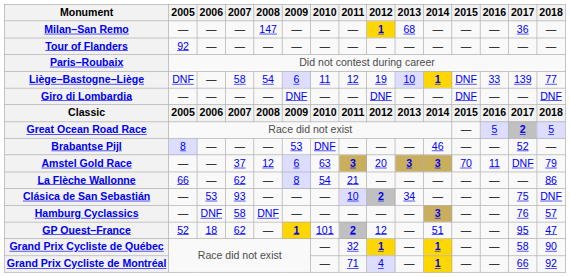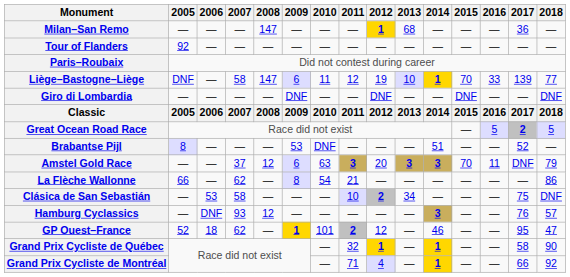(268, 79) 54 -> (268, 79) 147
(466, 79) DNF -> (466, 79) 70
(438, 146) 46 -> (438, 146) 51
(240, 197) 93 -> (240, 197) 58
(240, 213) 58 -> (240, 213) 93
(268, 213) DNF -> (268, 213) 12
(438, 230) 51 -> (438, 230) 46
